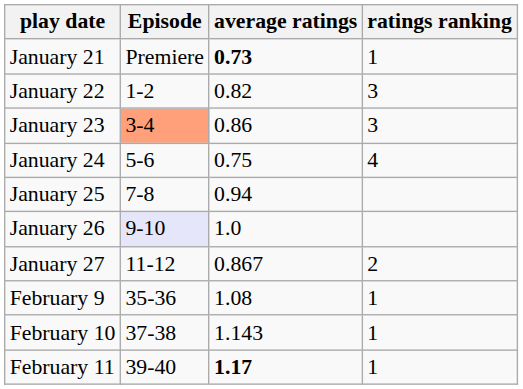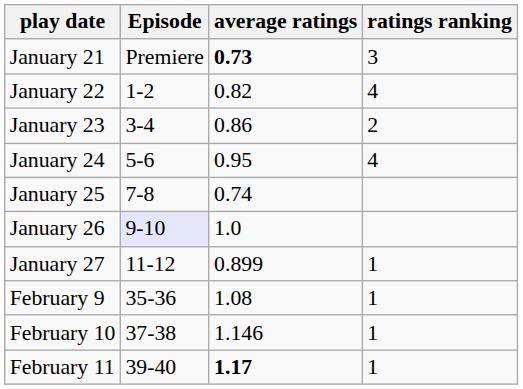(373, 56) 1 -> (373, 56) 3
(373, 90) 3 -> (373, 90) 4
(140, 125) lightsalmon background -> (140, 125) no background
(373, 125) 3 -> (373, 125) 2
(233, 159) 0.75 -> (233, 159) 0.95
(233, 194) 0.94 -> (233, 194) 0.74
(239, 263) 0.867 -> (239, 263) 0.899
(373, 263) 2 -> (373, 263) 1
(239, 332) 1.143 -> (239, 332) 1.146
